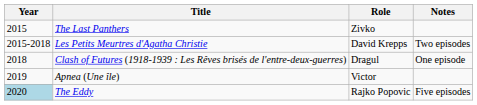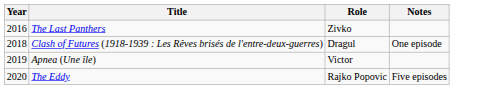(17, 28) 2015 -> (17, 28) 2016
- row: (131, 44)
(17, 92) lightblue background -> (17, 76) no background
